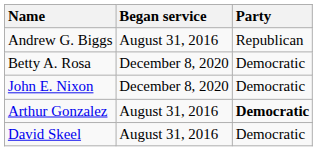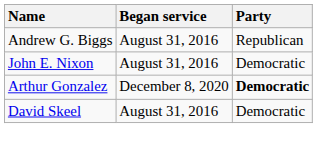- row: (49, 63)
(174, 87) December 8, 2020 -> (169, 63) August 31, 2016
(169, 110) August 31, 2016 -> (174, 87) December 8, 2020
